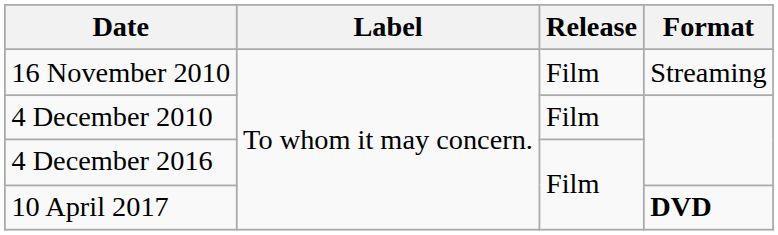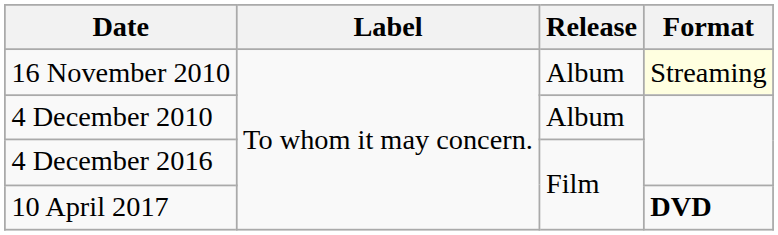(573, 71) Film -> (585, 71) Album
(708, 71) no background -> (708, 71) lightyellow background
(573, 116) Film -> (585, 116) Album
